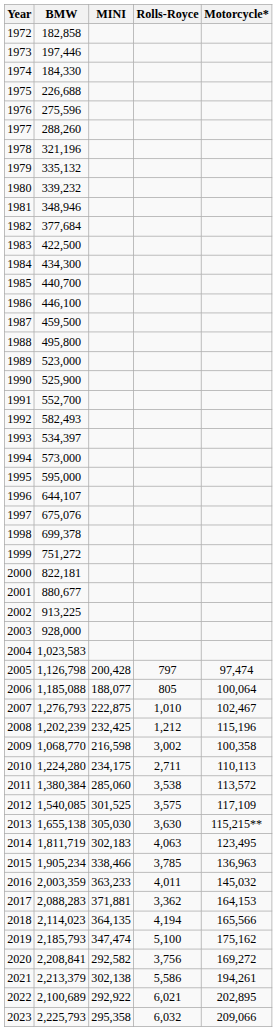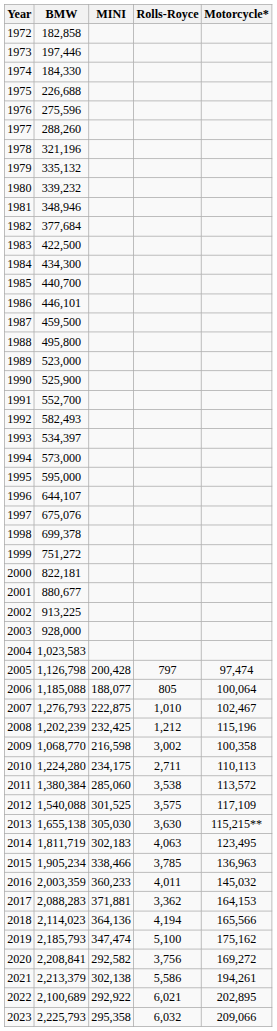(61, 303) 446,100 -> (61, 303) 446,101
(61, 804) 1,540,085 -> (61, 804) 1,540,088
(111, 881) 363,233 -> (111, 881) 360,233
(111, 920) 364,135 -> (111, 920) 364,136
